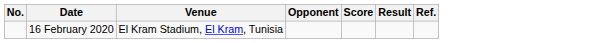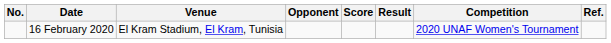+ column: (497, 13)
